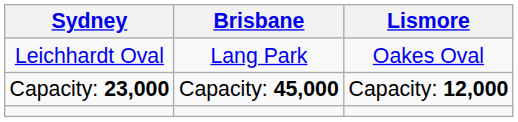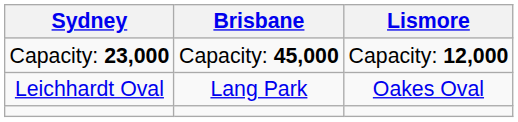rows swapped: (89, 55) <-> (89, 88)
